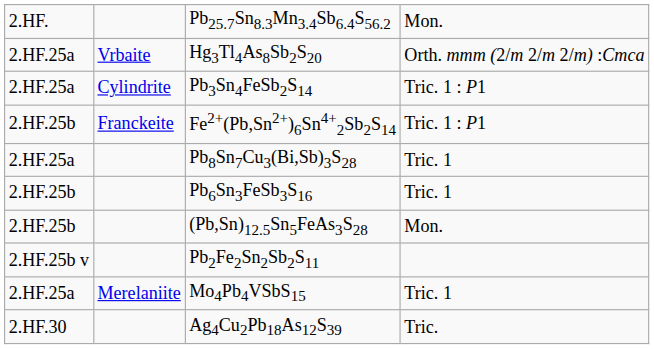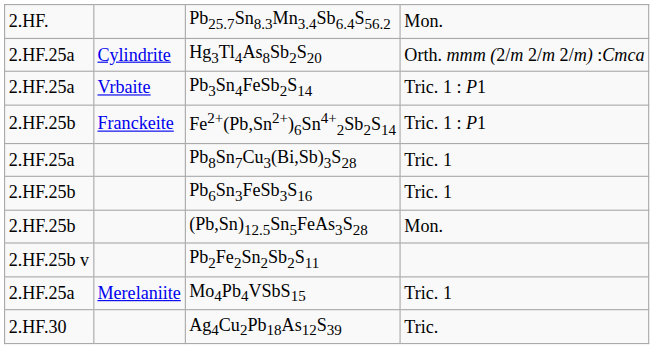(124, 54) Vrbaite -> (134, 54) Cylindrite
(134, 88) Cylindrite -> (124, 88) Vrbaite
